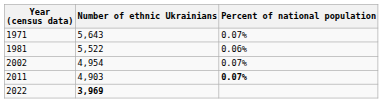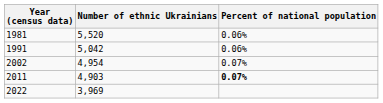- row: (17, 35)
(91, 49) 5,522 -> (91, 35) 5,520
+ row: (17, 49)
(91, 91) bold -> (91, 91) normal
